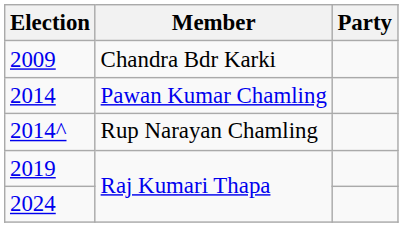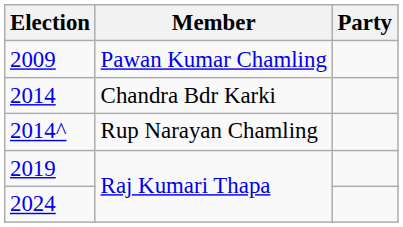(188, 58) Chandra Bdr Karki -> (214, 58) Pawan Kumar Chamling
(214, 95) Pawan Kumar Chamling -> (188, 95) Chandra Bdr Karki
